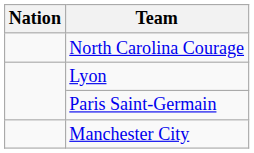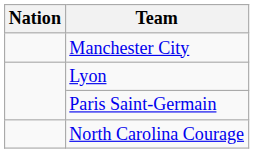rows swapped: (129, 133) <-> (157, 47)
